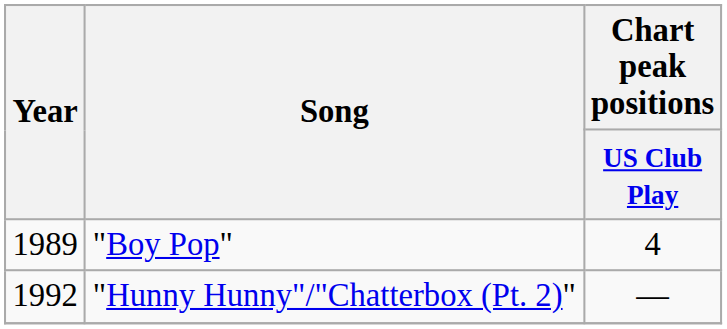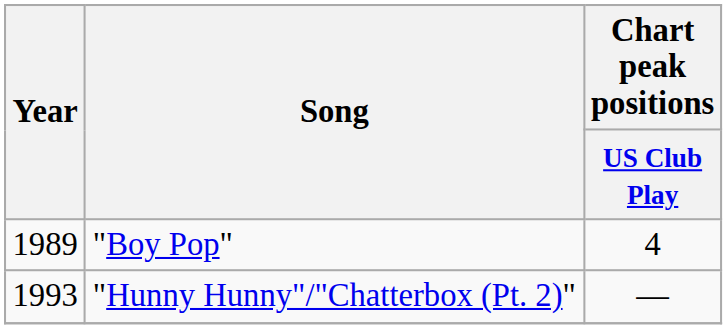(45, 295) 1992 -> (45, 295) 1993
